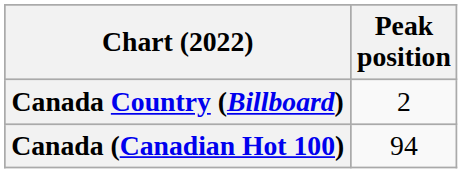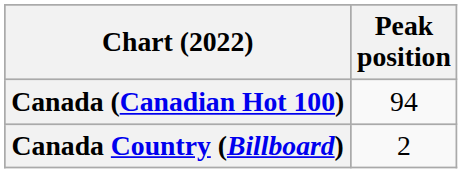rows swapped: (178, 145) <-> (178, 101)
